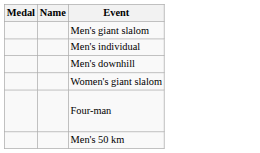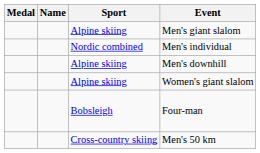+ column: (114, 13)
